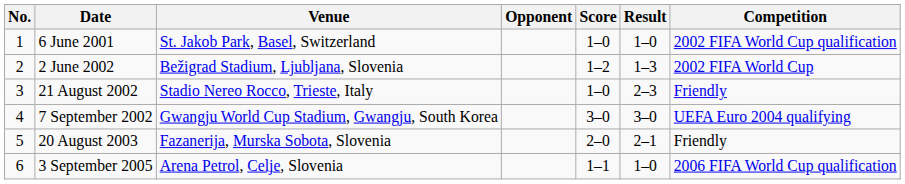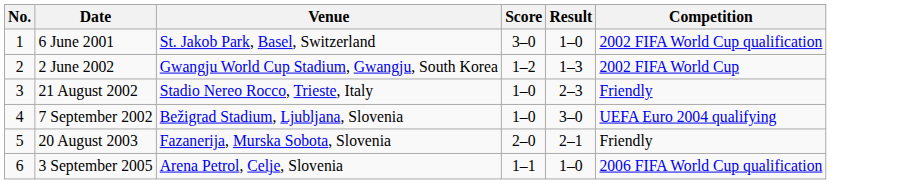- column: (539, 16)
(598, 41) 1–0 -> (524, 41) 3–0
(281, 66) Bežigrad Stadium, Ljubljana, Slovenia -> (329, 66) Gwangju World Cup Stadium, Gwangju, South Korea
(329, 116) Gwangju World Cup Stadium, Gwangju, South Korea -> (281, 116) Bežigrad Stadium, Ljubljana, Slovenia
(598, 116) 3–0 -> (524, 116) 1–0
